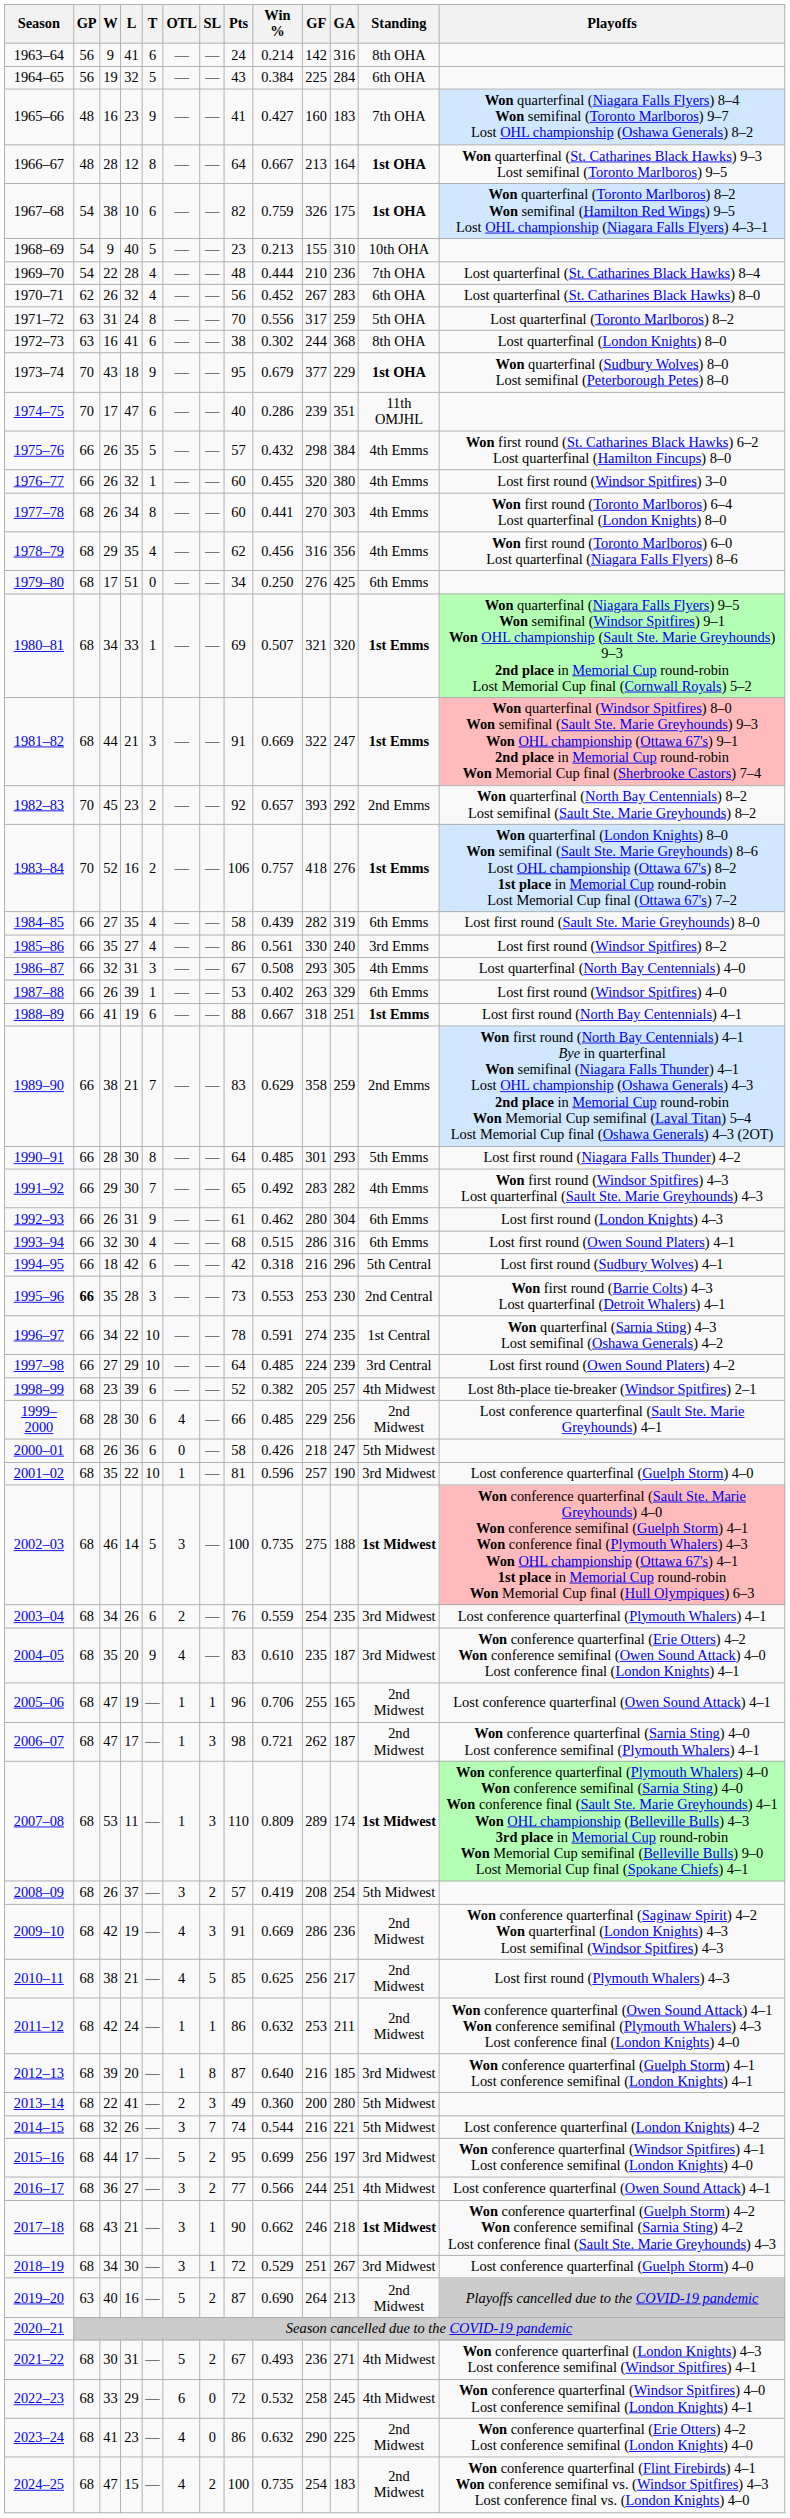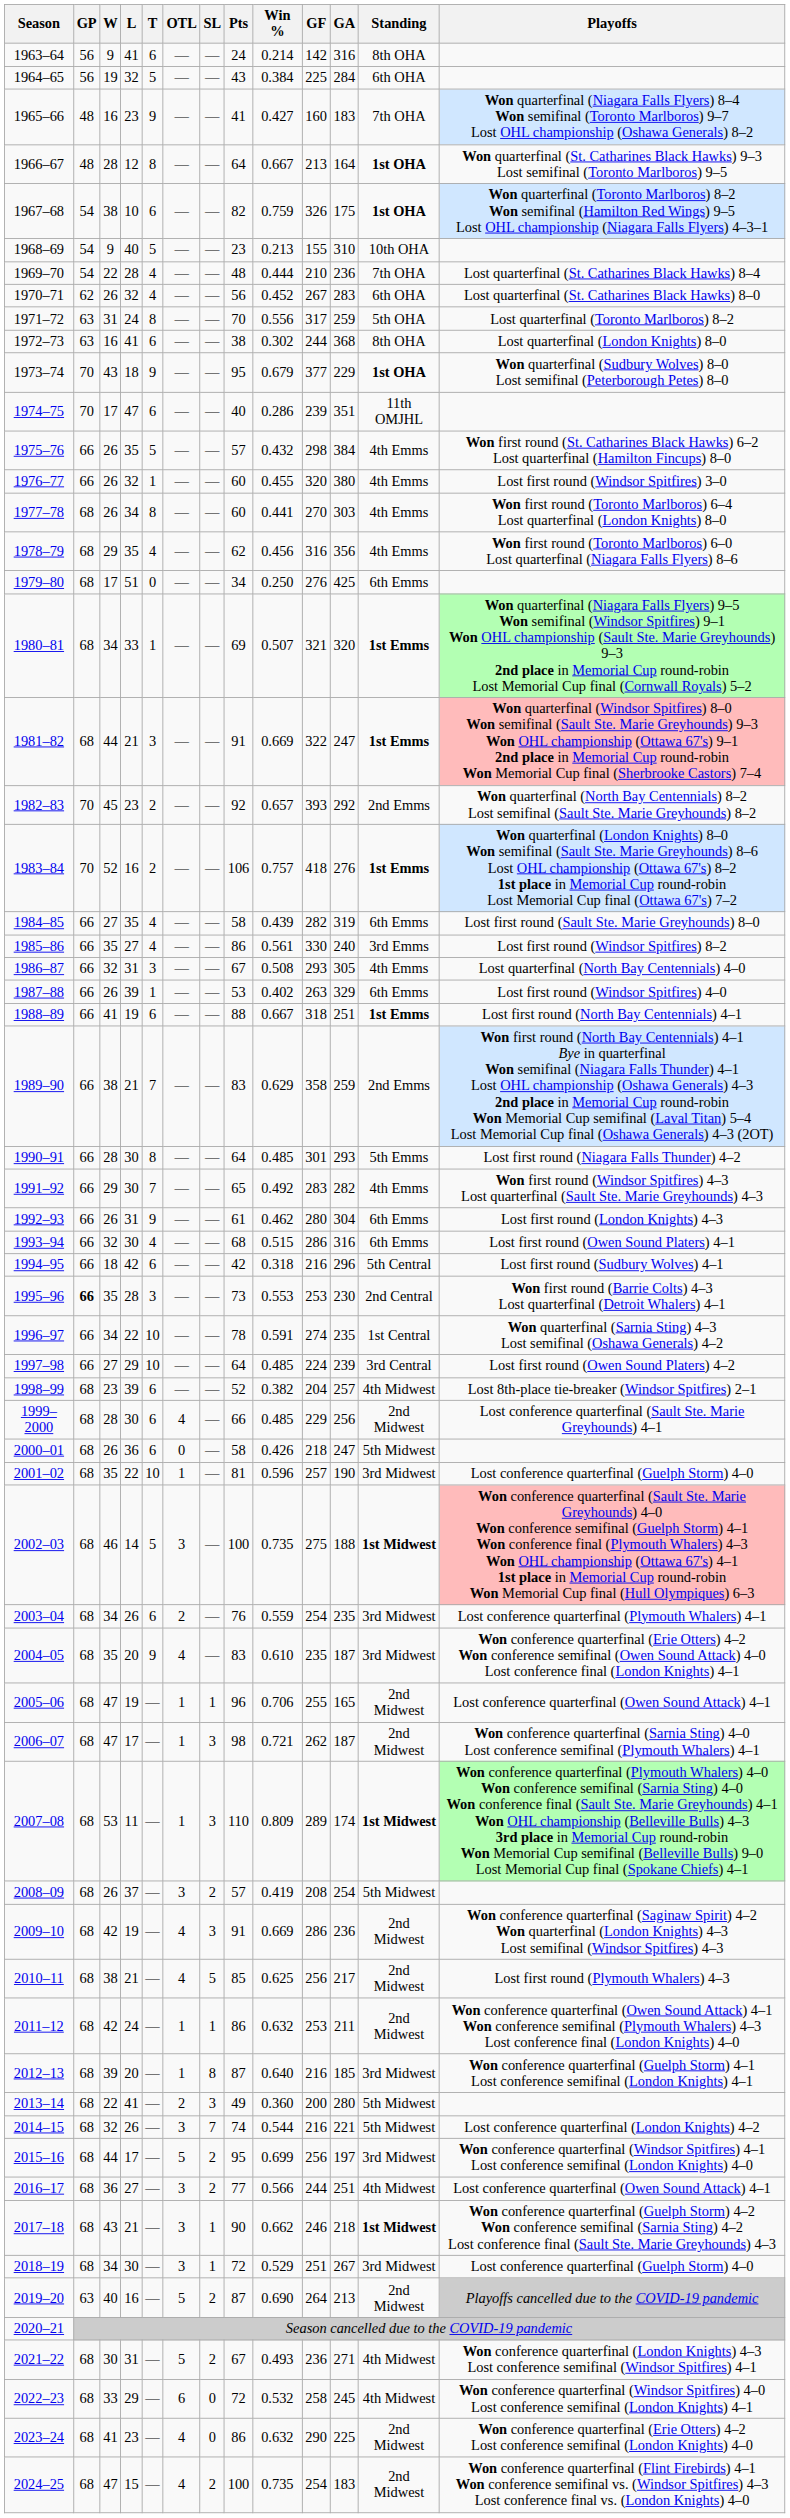(316, 1388) 205 -> (316, 1388) 204
